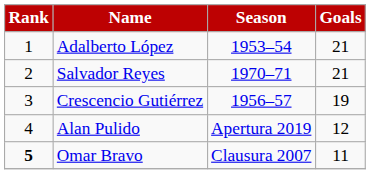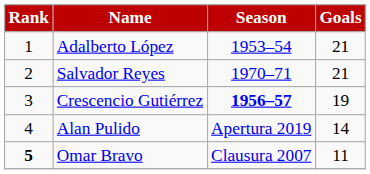(261, 100) normal -> (261, 100) bold
(341, 127) 12 -> (341, 127) 14
